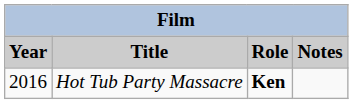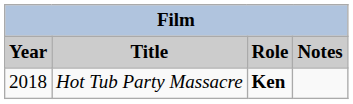(28, 83) 2016 -> (28, 83) 2018
